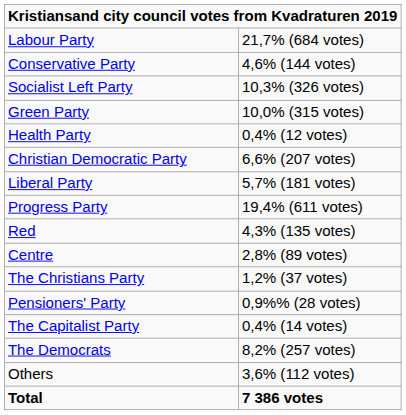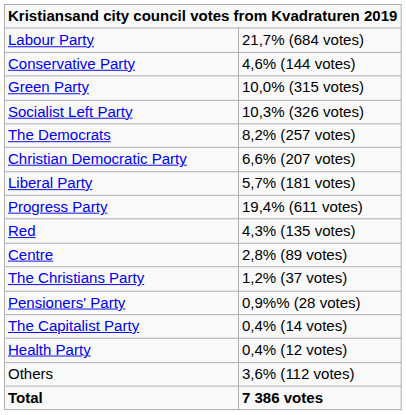rows swapped: (70, 87) <-> (48, 111)
rows swapped: (59, 350) <-> (49, 135)
